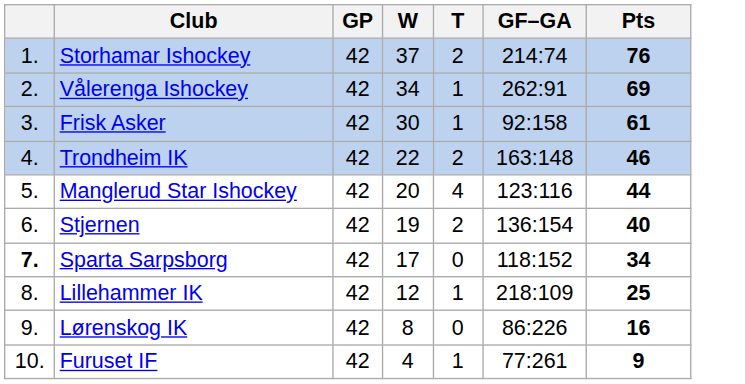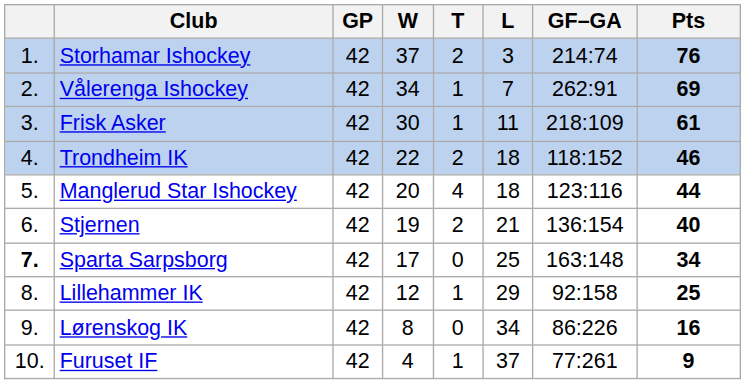+ column: (508, 21)
(535, 123) 92:158 -> (585, 123) 218:109
(535, 157) 163:148 -> (585, 157) 118:152
(535, 259) 118:152 -> (585, 259) 163:148
(535, 293) 218:109 -> (585, 293) 92:158
